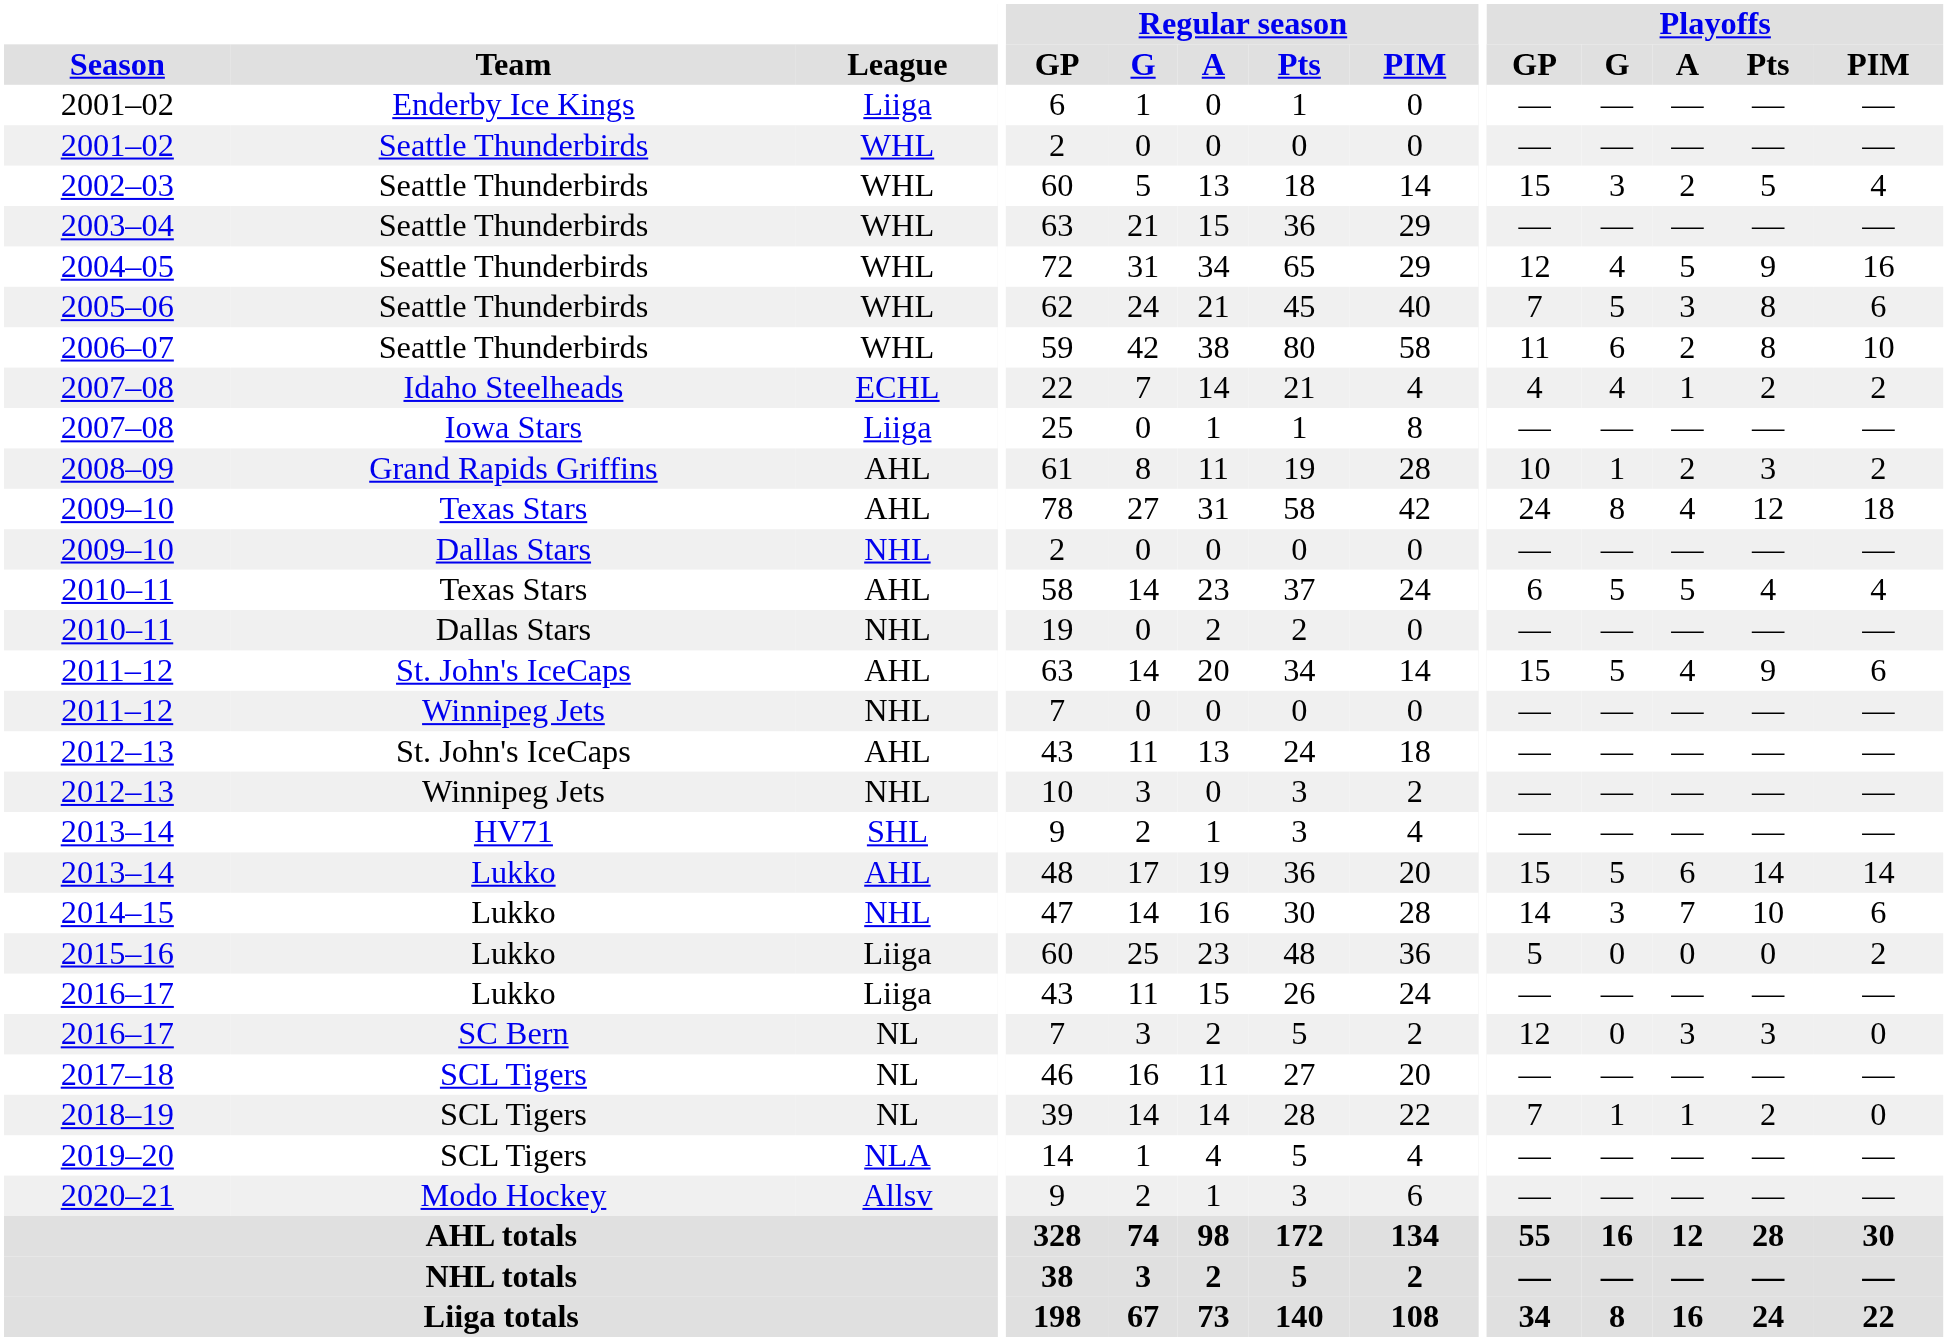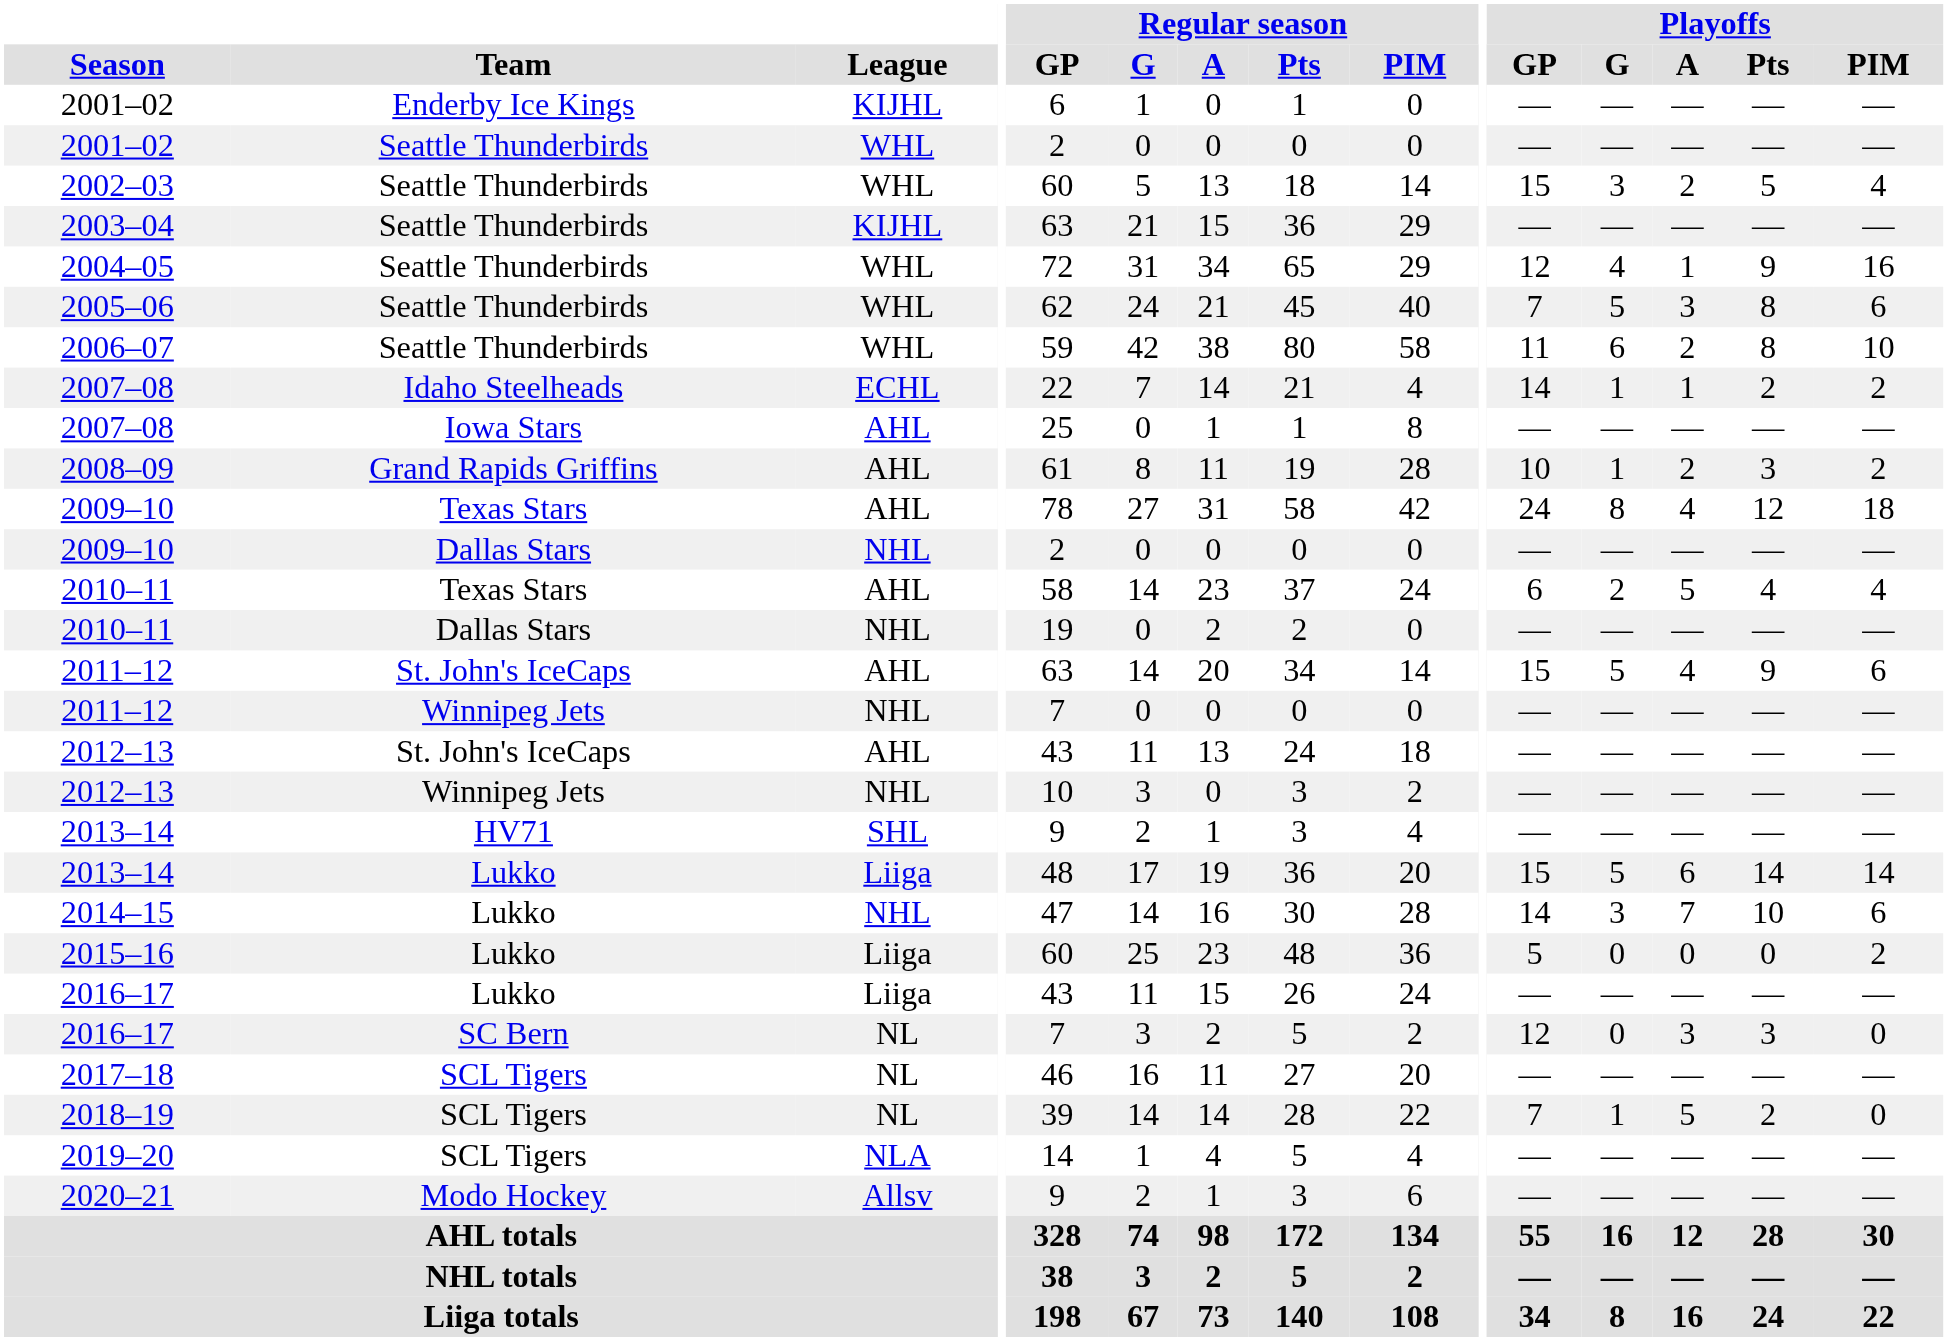(897, 104) Liiga -> (897, 104) KIJHL
(897, 225) WHL -> (897, 225) KIJHL
(1687, 266) 5 -> (1687, 266) 1
(1535, 387) 4 -> (1535, 387) 14
(1617, 387) 4 -> (1617, 387) 1
(897, 427) Liiga -> (897, 427) AHL
(1617, 589) 5 -> (1617, 589) 2
(897, 872) AHL -> (897, 872) Liiga
(1687, 1114) 1 -> (1687, 1114) 5
